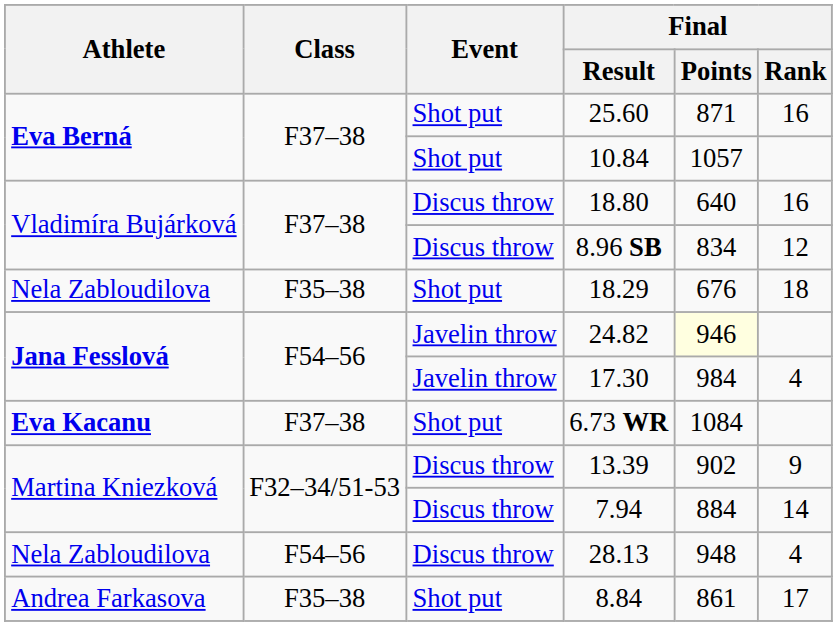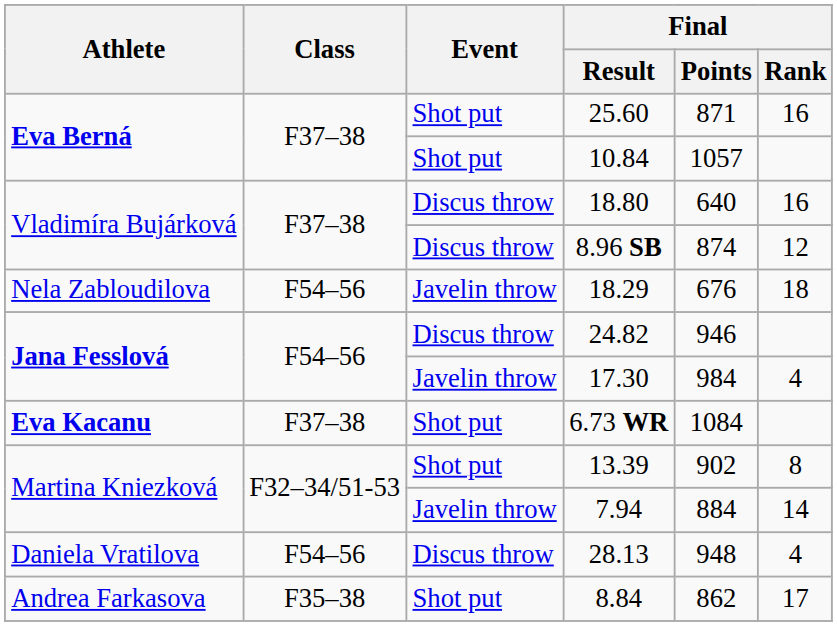(716, 246) 834 -> (716, 246) 874
(325, 290) F35–38 -> (325, 290) F54–56
(457, 290) Shot put -> (485, 290) Javelin throw
(485, 334) Javelin throw -> (483, 334) Discus throw
(716, 334) lightyellow background -> (716, 334) no background
(483, 466) Discus throw -> (457, 466) Shot put
(795, 466) 9 -> (795, 466) 8
(483, 510) Discus throw -> (485, 510) Javelin throw
(111, 554) Nela Zabloudilova -> (105, 554) Daniela Vratilova
(716, 598) 861 -> (716, 598) 862
